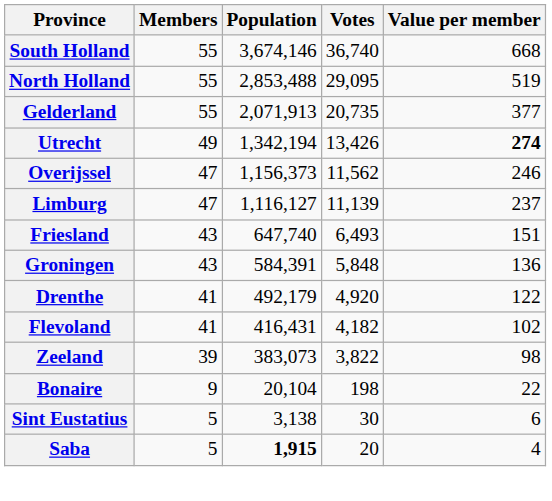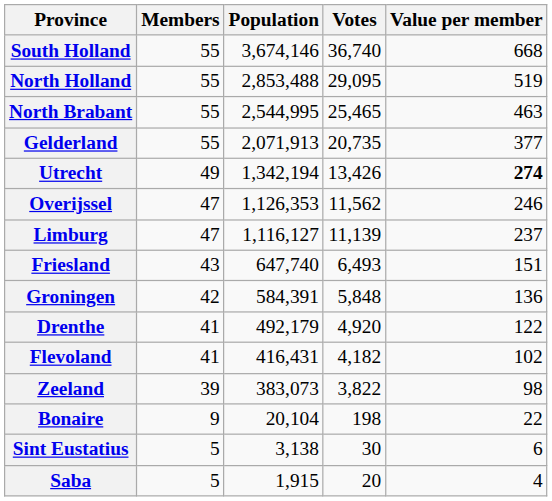+ row: (71, 111)
(278, 173) 1,156,373 -> (280, 204) 1,126,353
(208, 265) 43 -> (210, 296) 42
(295, 449) bold -> (297, 480) normal
